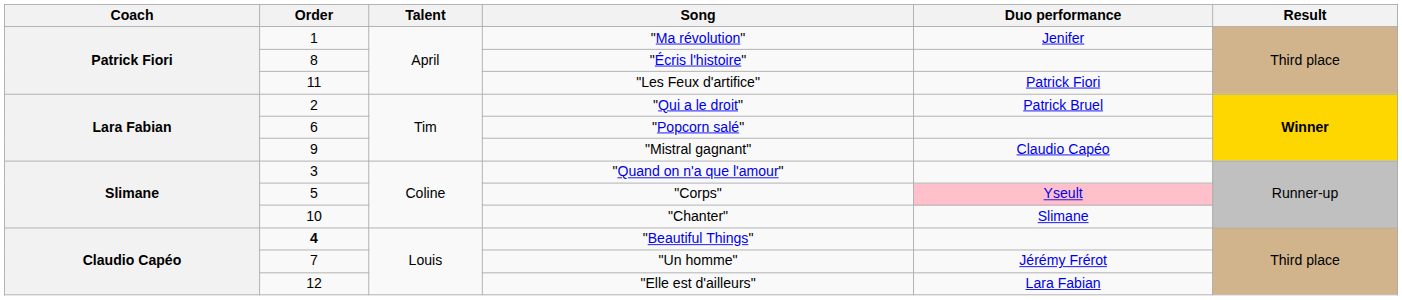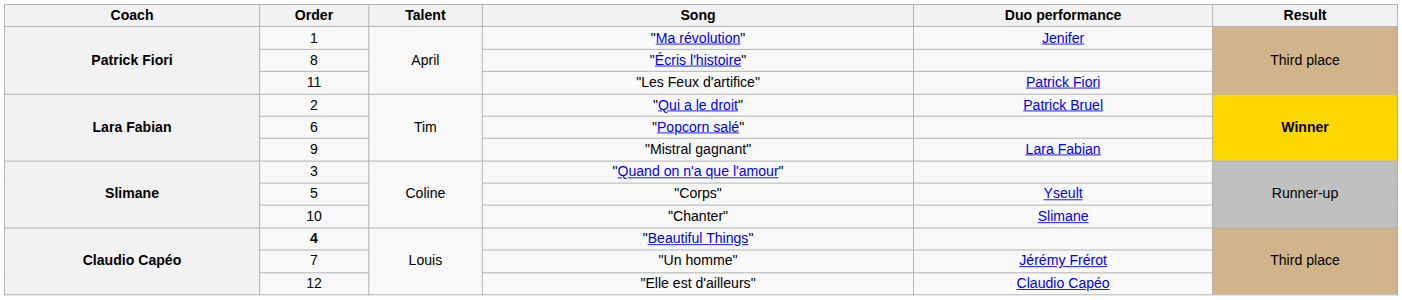(1063, 149) Claudio Capéo -> (1063, 149) Lara Fabian
(1063, 194) pink background -> (1063, 194) no background
(1063, 283) Lara Fabian -> (1063, 283) Claudio Capéo
